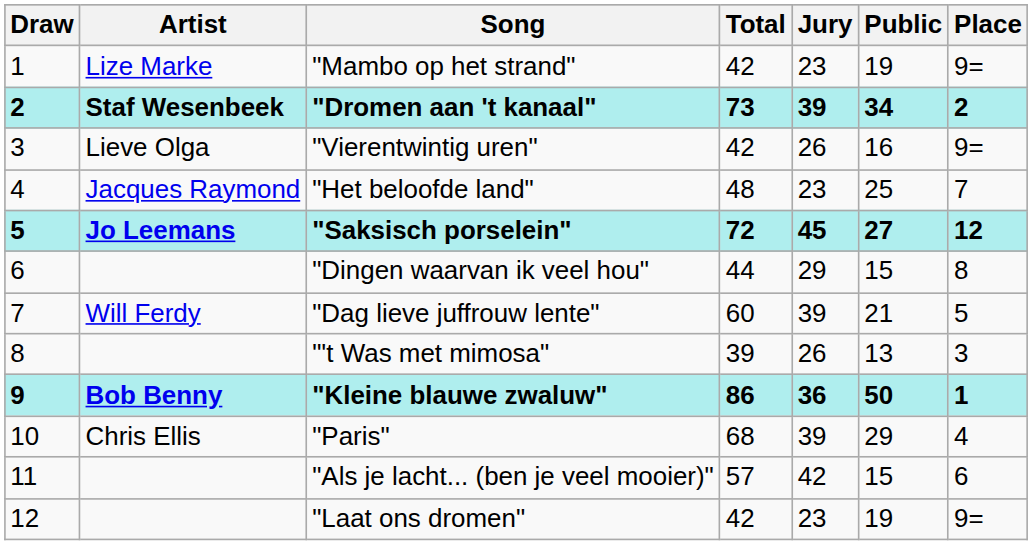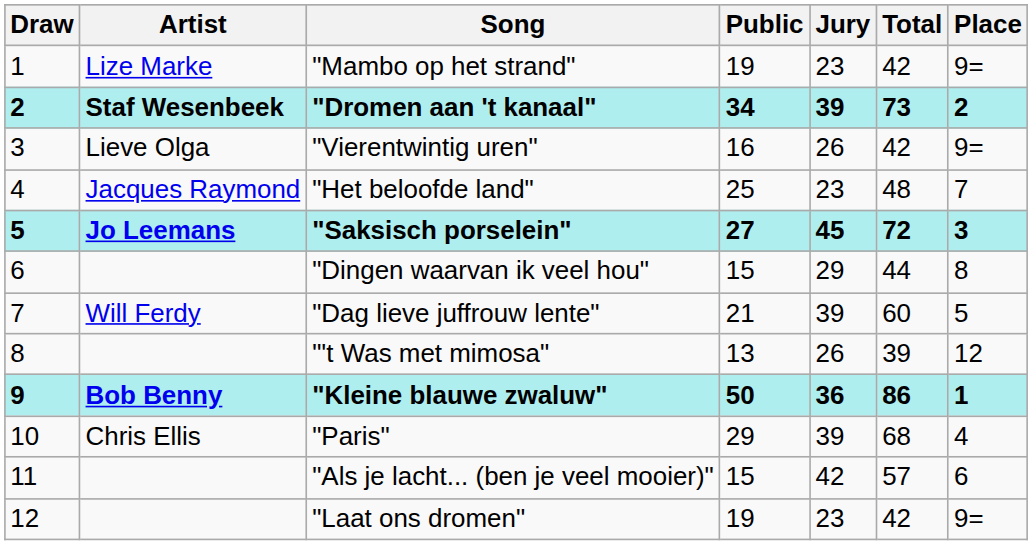columns swapped: (903, 25) <-> (756, 25)
(969, 230) 12 -> (961, 230) 3
(961, 353) 3 -> (969, 353) 12
